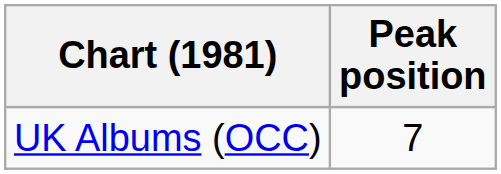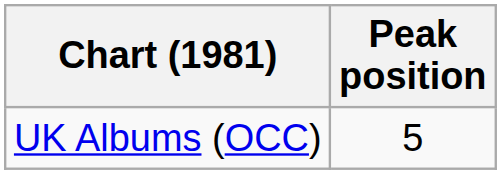(413, 137) 7 -> (413, 137) 5
